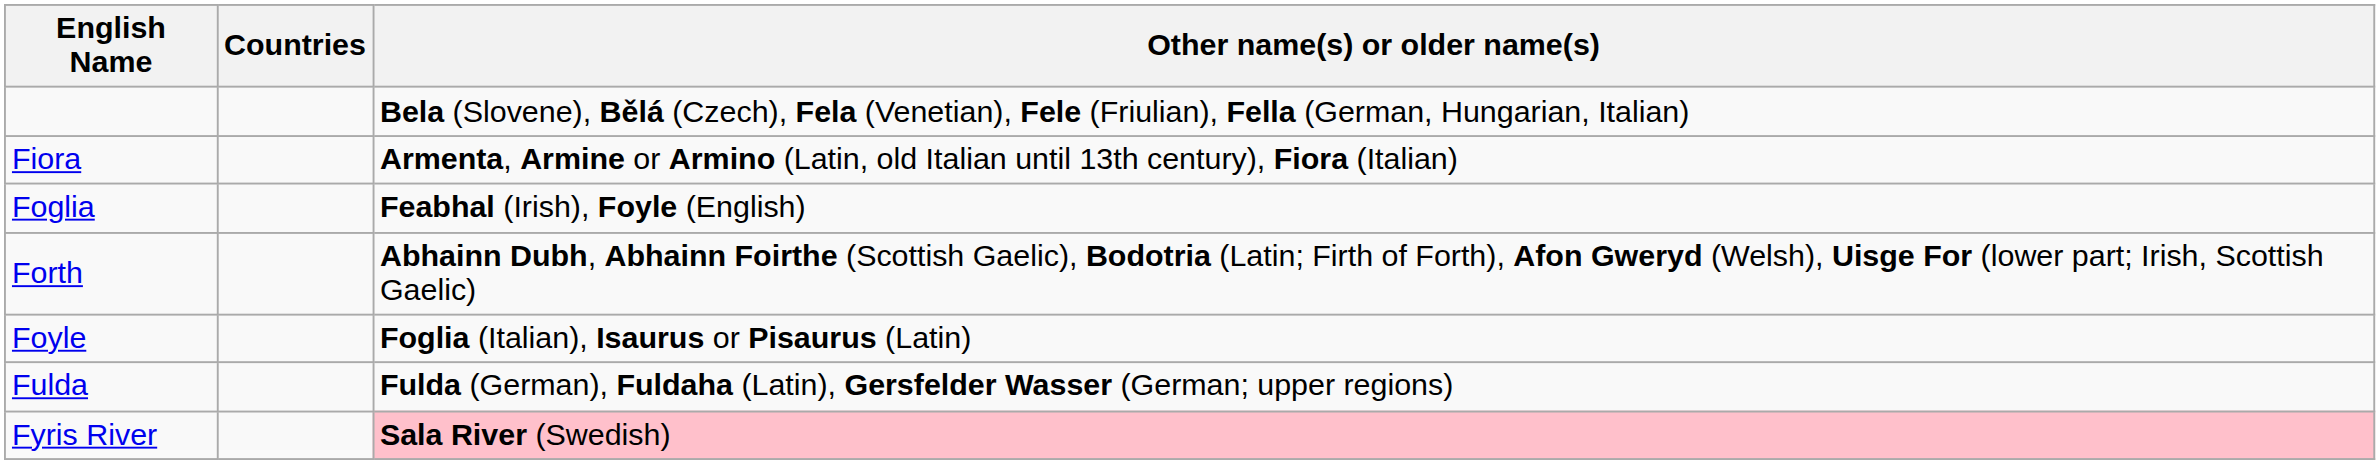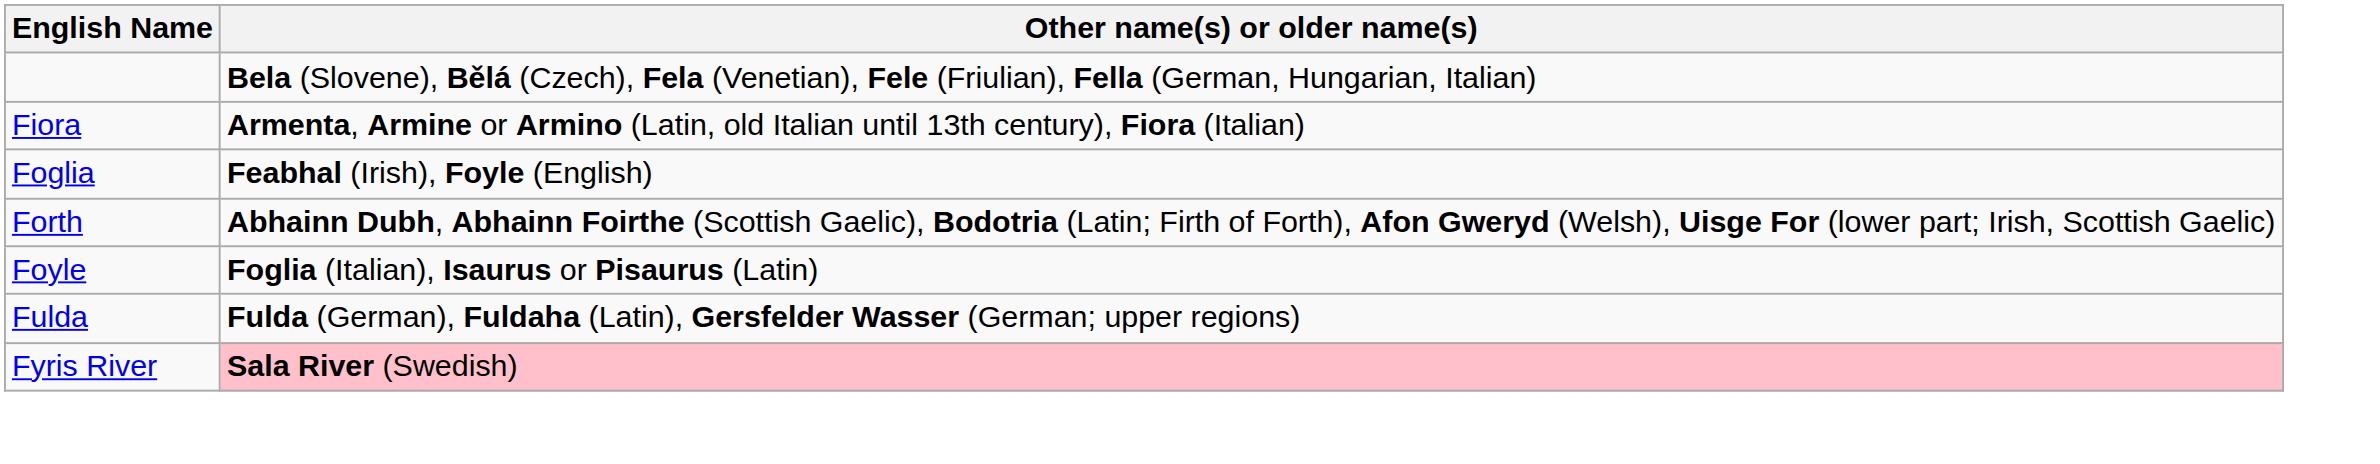- column: (295, 45)
